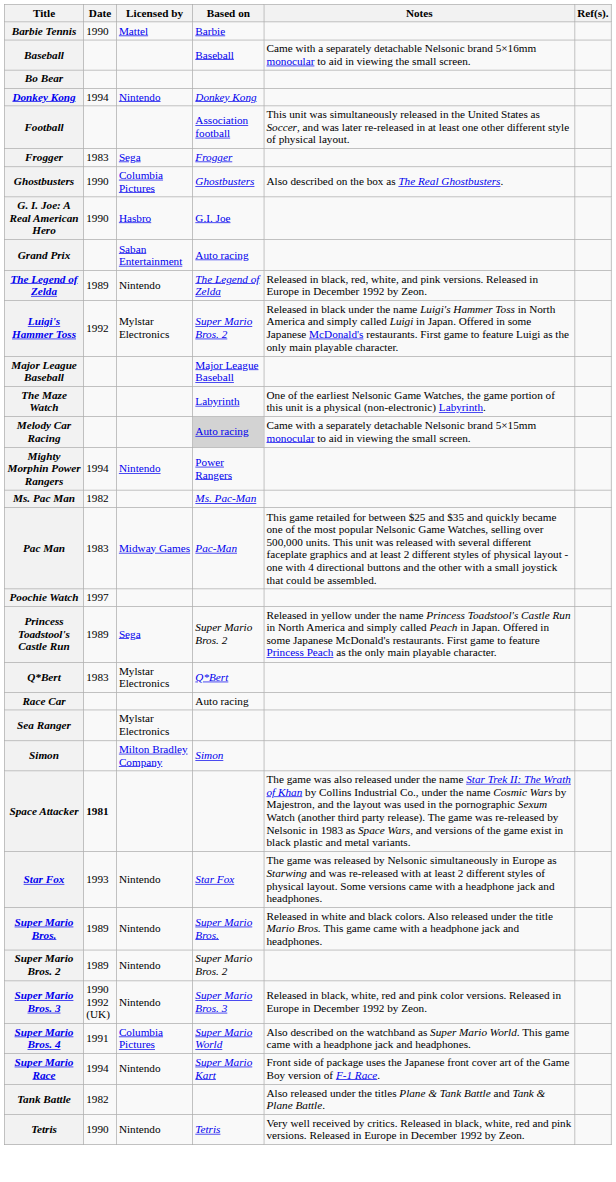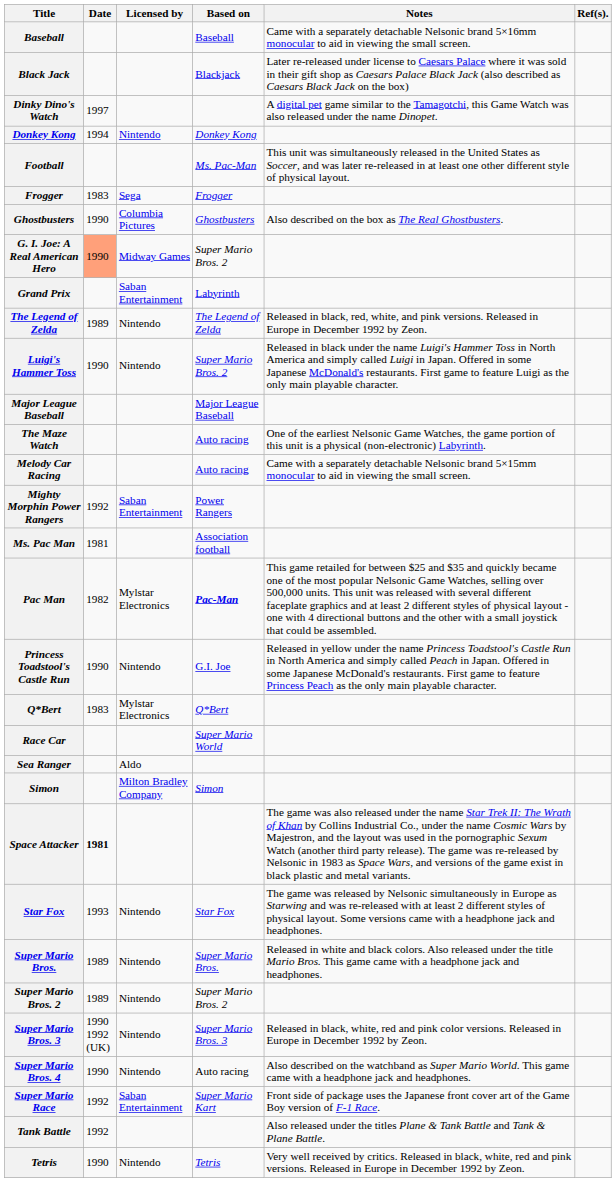- row: (44, 31)
+ row: (44, 74)
- row: (44, 79)
+ row: (44, 110)
(222, 127) Association football -> (226, 165) Ms. Pac-Man
(97, 218) no background -> (97, 256) lightsalmon background
(135, 218) Hasbro -> (154, 256) Midway Games
(213, 218) G.I. Joe -> (224, 256) Super Mario Bros. 2
(222, 255) Auto racing -> (217, 292) Labyrinth
(97, 328) 1992 -> (97, 366) 1990
(144, 328) Mylstar Electronics -> (140, 366) Nintendo
(217, 401) Labyrinth -> (222, 439) Auto racing
(222, 432) lightgrey background -> (222, 469) no background
(97, 468) 1994 -> (97, 506) 1992
(140, 468) Nintendo -> (151, 506) Saban Entertainment
(97, 499) 1982 -> (97, 543) 1981
(226, 499) Ms. Pac-Man -> (222, 543) Association football
(97, 548) 1983 -> (97, 598) 1982
(154, 548) Midway Games -> (144, 598) Mylstar Electronics
(216, 548) normal -> (217, 598) bold
- row: (44, 597)
(97, 634) 1989 -> (97, 667) 1990
(130, 634) Sega -> (140, 667) Nintendo
(224, 634) Super Mario Bros. 2 -> (213, 667) G.I. Joe
(222, 701) Auto racing -> (224, 740) Super Mario World
(144, 725) Mylstar Electronics -> (130, 764) Aldo
(97, 1038) 1991 -> (97, 1071) 1990
(141, 1038) Columbia Pictures -> (140, 1071) Nintendo
(224, 1038) Super Mario World -> (222, 1071) Auto racing
(97, 1069) 1994 -> (97, 1101) 1992
(140, 1069) Nintendo -> (151, 1101) Saban Entertainment
(97, 1099) 1982 -> (97, 1132) 1992
